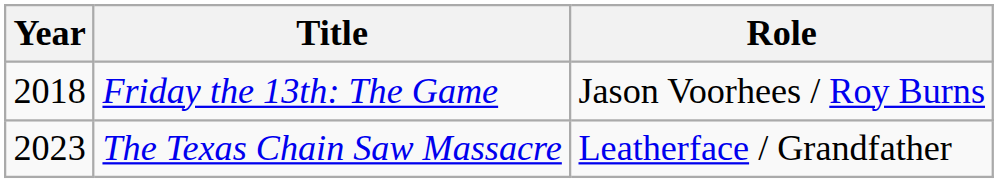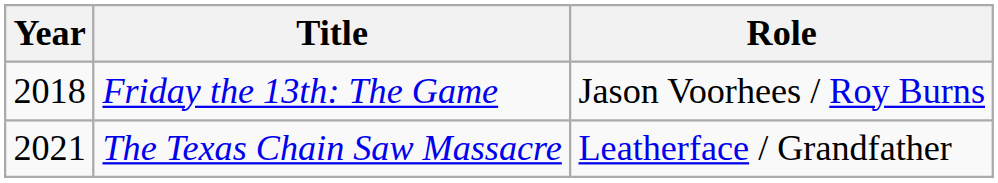(50, 147) 2023 -> (50, 147) 2021
